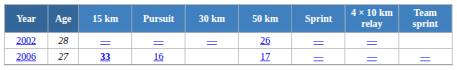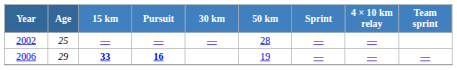(63, 40) 28 -> (63, 40) 25
(265, 40) 26 -> (265, 40) 28
(63, 57) 27 -> (63, 57) 29
(159, 57) normal -> (159, 57) bold
(265, 57) 17 -> (265, 57) 19
